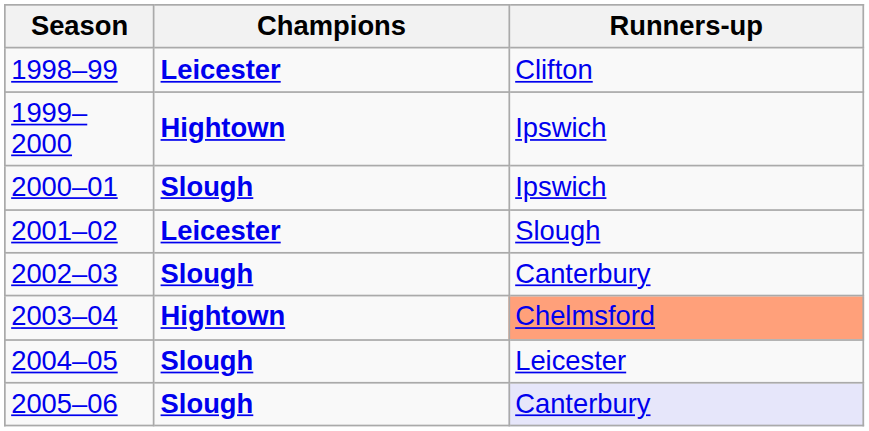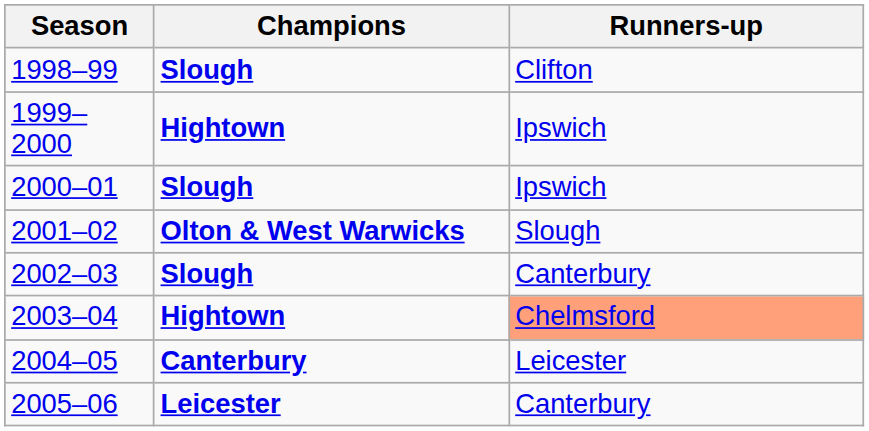(221, 69) Leicester -> (207, 69) Slough
(221, 230) Leicester -> (313, 230) Olton & West Warwicks
(207, 360) Slough -> (234, 360) Canterbury
(207, 404) Slough -> (221, 404) Leicester
(583, 404) lavender background -> (583, 404) no background
